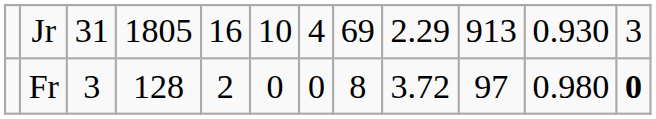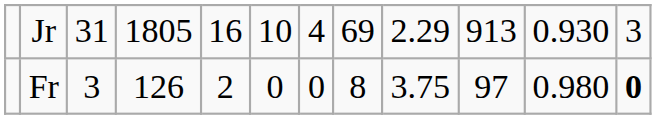(159, 85) 128 -> (159, 85) 126
(420, 85) 3.72 -> (420, 85) 3.75
